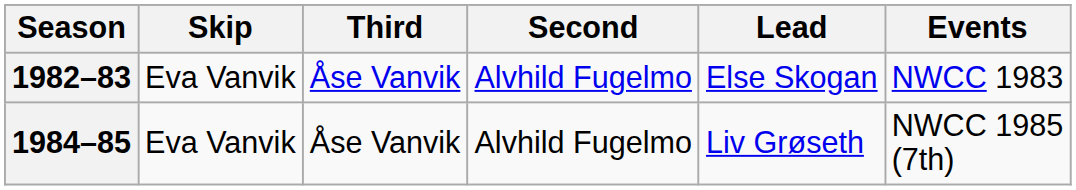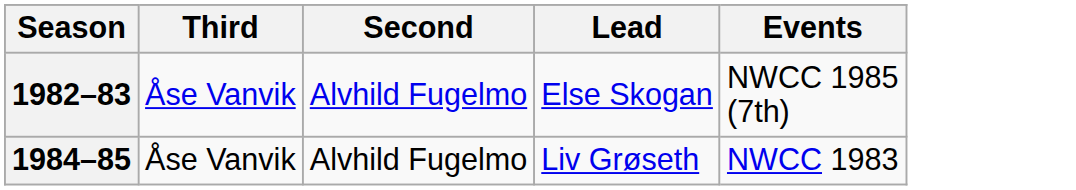- column: (220, 28)
(977, 77) NWCC 1983 -> (813, 94) NWCC 1985 (7th)
(977, 142) NWCC 1985 (7th) -> (813, 160) NWCC 1983
